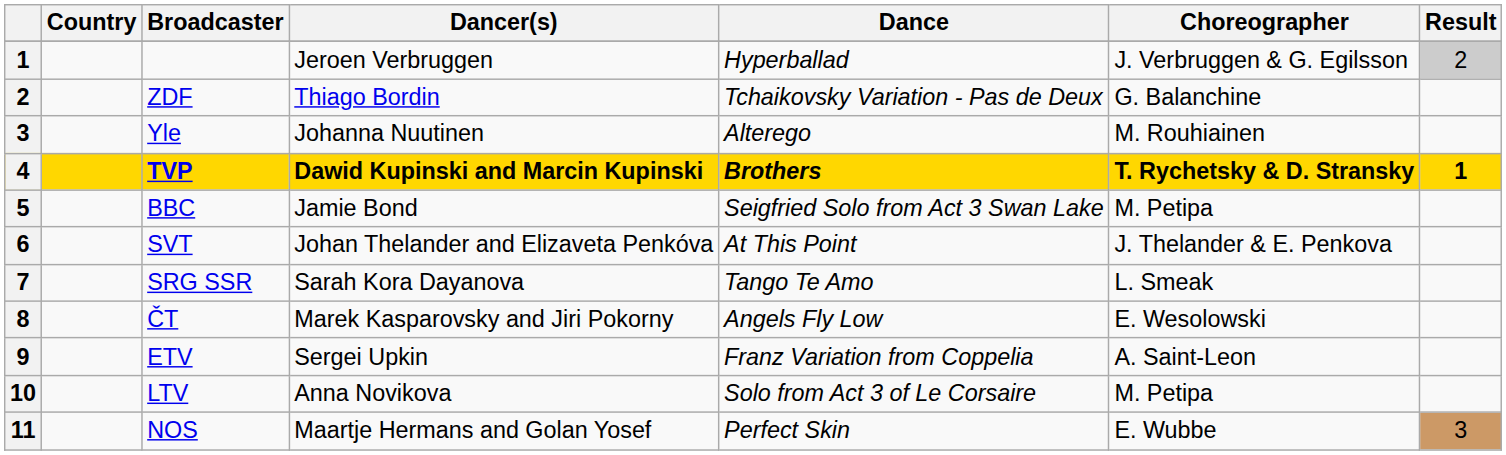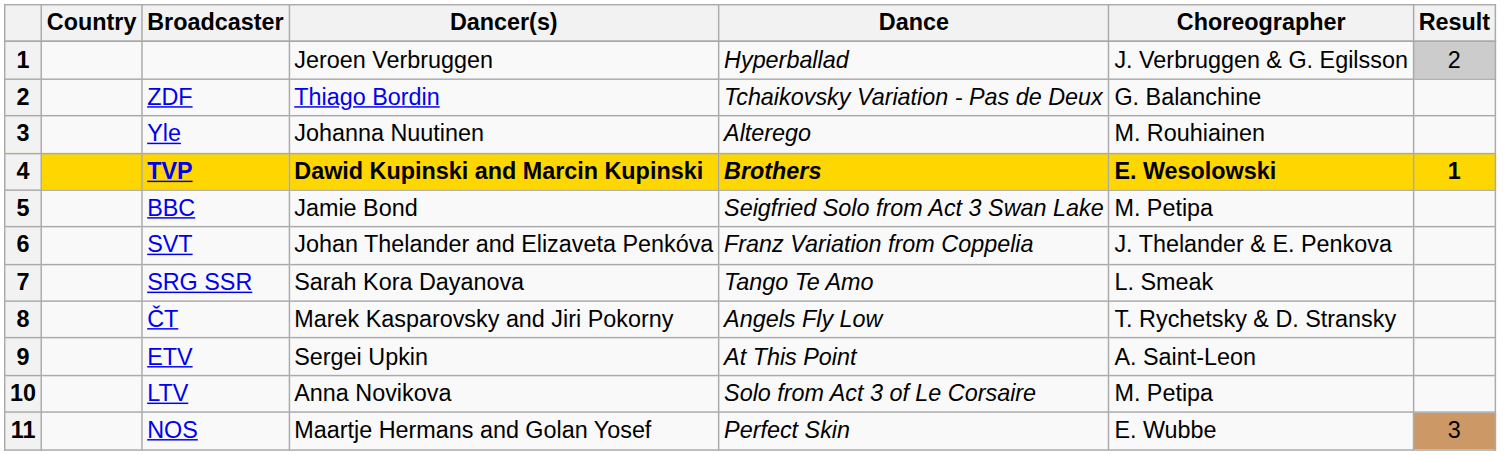(1264, 171) T. Rychetsky & D. Stransky -> (1195, 171) E. Wesolowski
(790, 245) At This Point -> (879, 245) Franz Variation from Coppelia
(1190, 319) E. Wesolowski -> (1255, 319) T. Rychetsky & D. Stransky
(879, 356) Franz Variation from Coppelia -> (790, 356) At This Point
